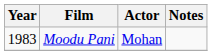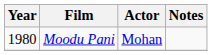(22, 38) 1983 -> (22, 38) 1980
